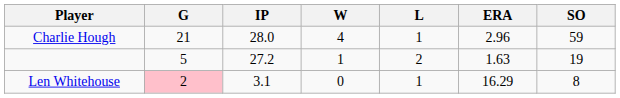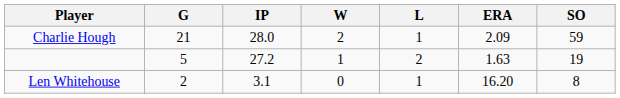(341, 37) 4 -> (341, 37) 2
(498, 37) 2.96 -> (498, 37) 2.09
(183, 81) pink background -> (183, 81) no background
(498, 81) 16.29 -> (498, 81) 16.20
